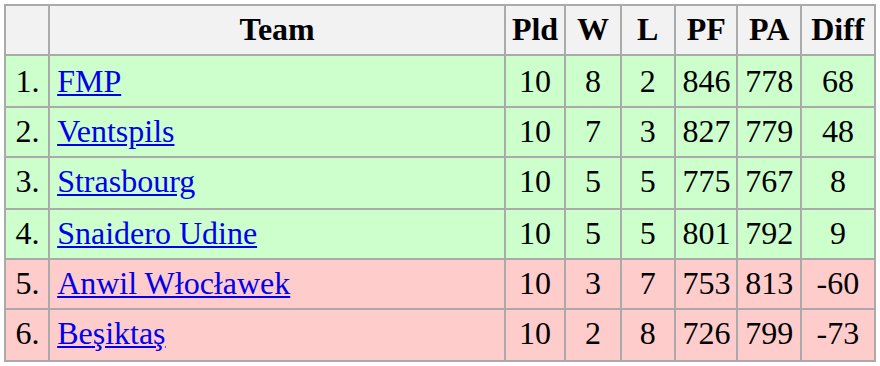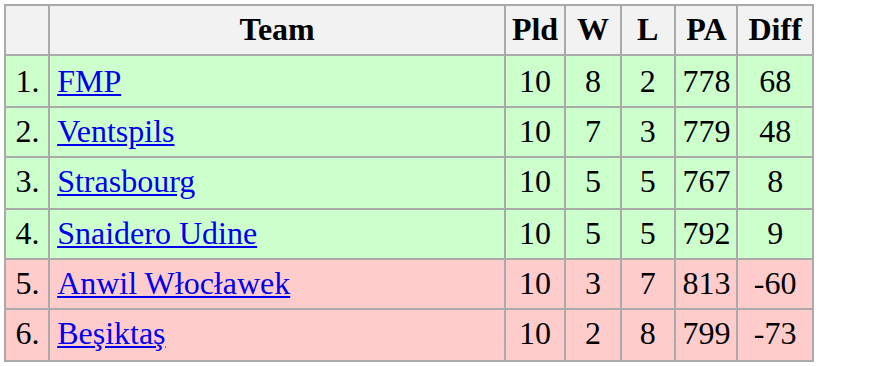- column: (706, 29)
